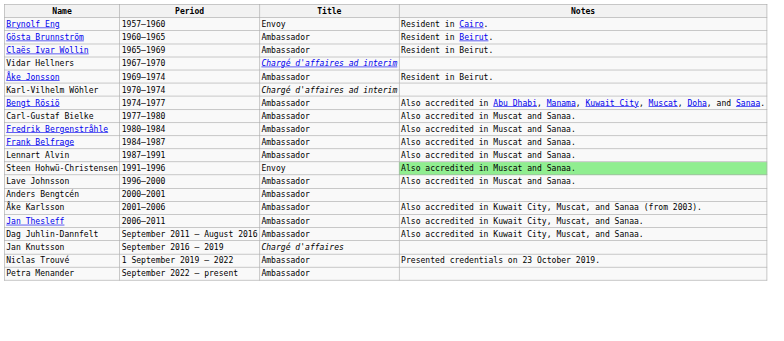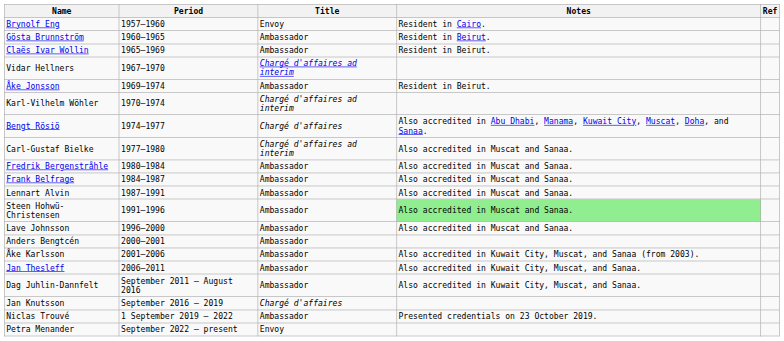+ column: (770, 11)
(286, 103) Ambassador -> (301, 126) Chargé d'affaires
(286, 116) Ambassador -> (308, 149) Chargé d'affaires ad interim
(274, 169) Envoy -> (284, 210) Ambassador
(286, 274) Ambassador -> (272, 329) Envoy
